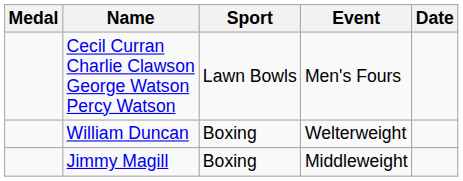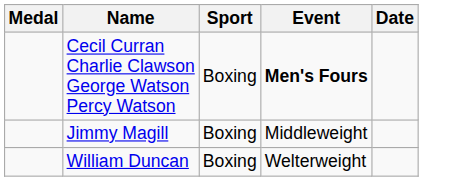(250, 76) Lawn Bowls -> (230, 76) Boxing
(353, 76) normal -> (316, 76) bold
rows swapped: (128, 133) <-> (117, 161)
